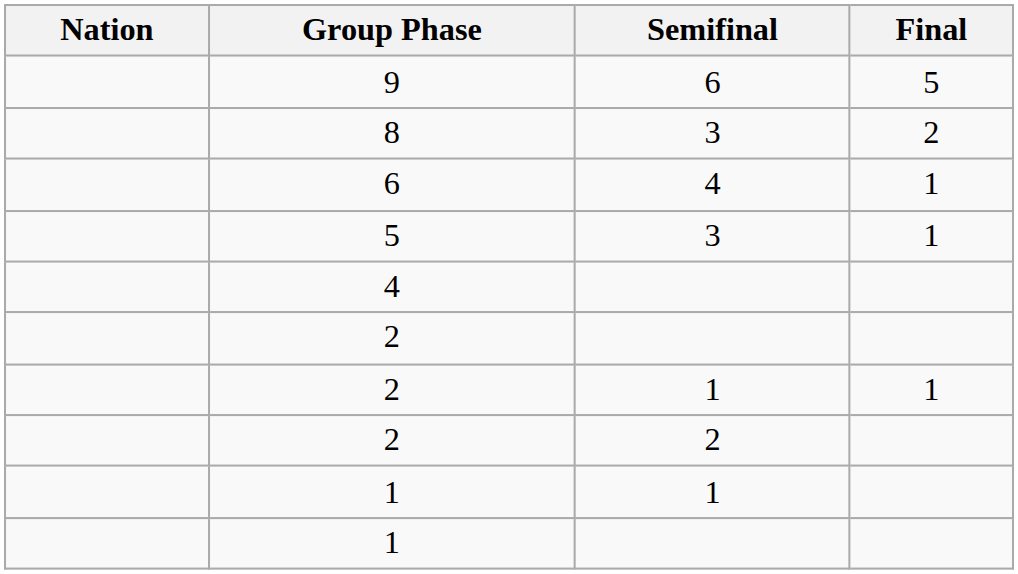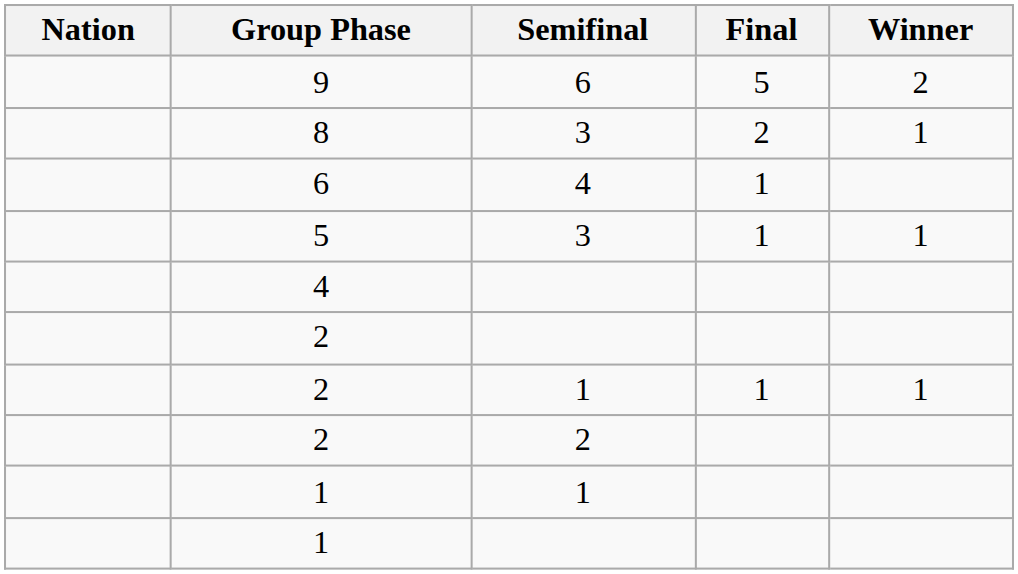+ column: (921, 30)
